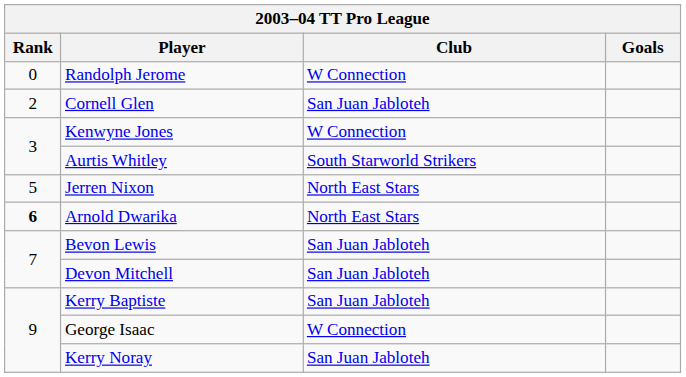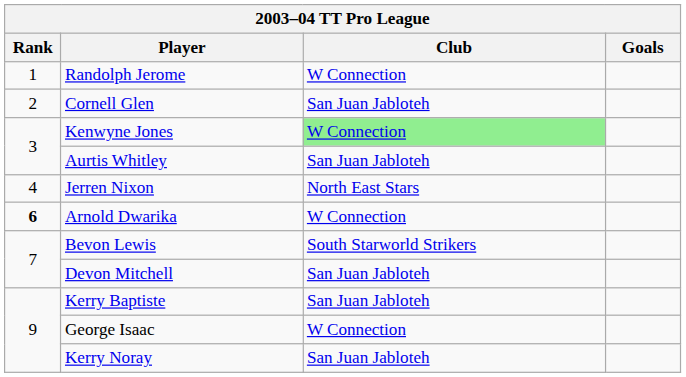(33, 75) 0 -> (33, 75) 1
(356, 132) no background -> (356, 132) lightgreen background
(392, 160) South Starworld Strikers -> (368, 160) San Juan Jabloteh
(33, 188) 5 -> (33, 188) 4
(363, 216) North East Stars -> (356, 216) W Connection
(368, 245) San Juan Jabloteh -> (392, 245) South Starworld Strikers
